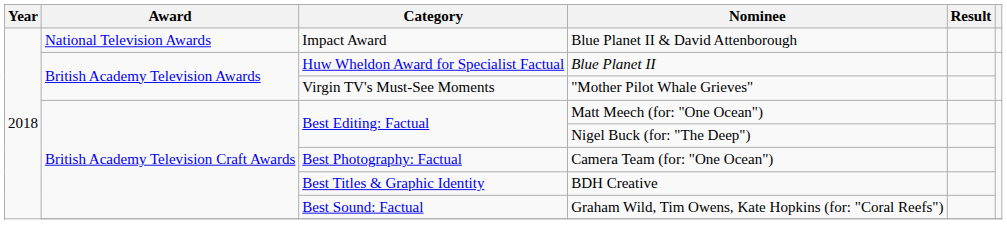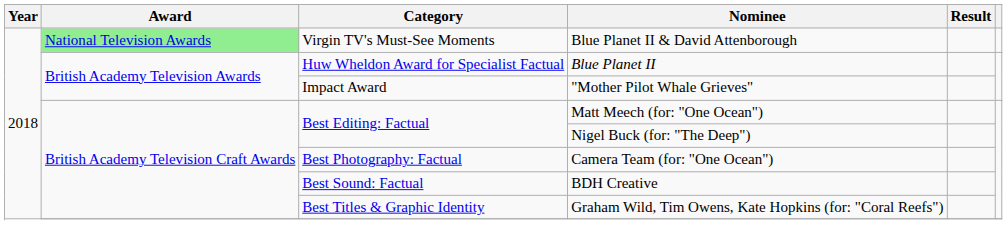(128, 40) no background -> (128, 40) lightgreen background
(344, 40) Impact Award -> (398, 40) Virgin TV's Must-See Moments
(398, 87) Virgin TV's Must-See Moments -> (344, 87) Impact Award
(393, 183) Best Titles & Graphic Identity -> (363, 183) Best Sound: Factual
(363, 207) Best Sound: Factual -> (393, 207) Best Titles & Graphic Identity
